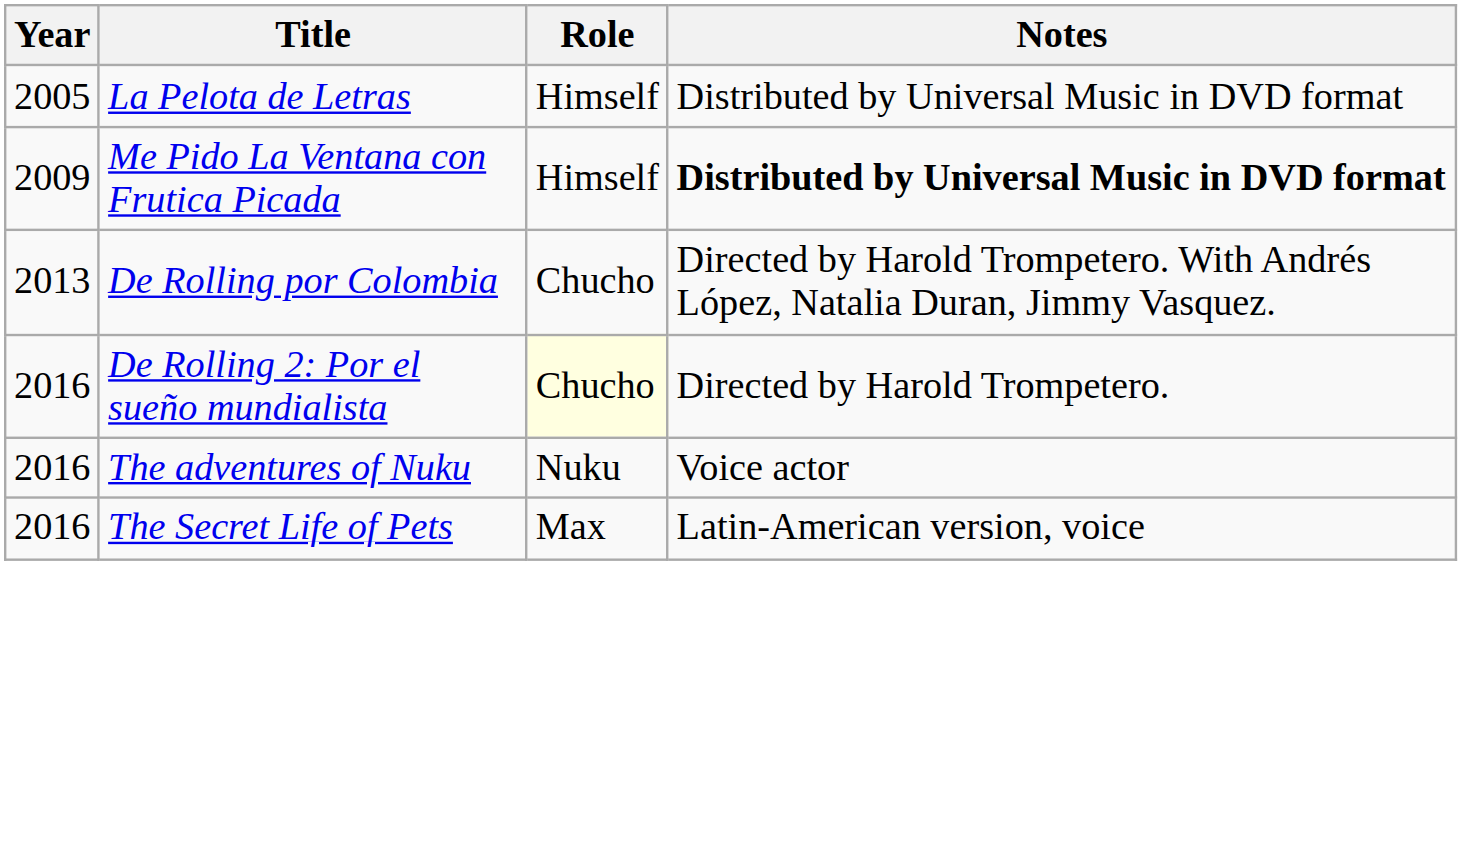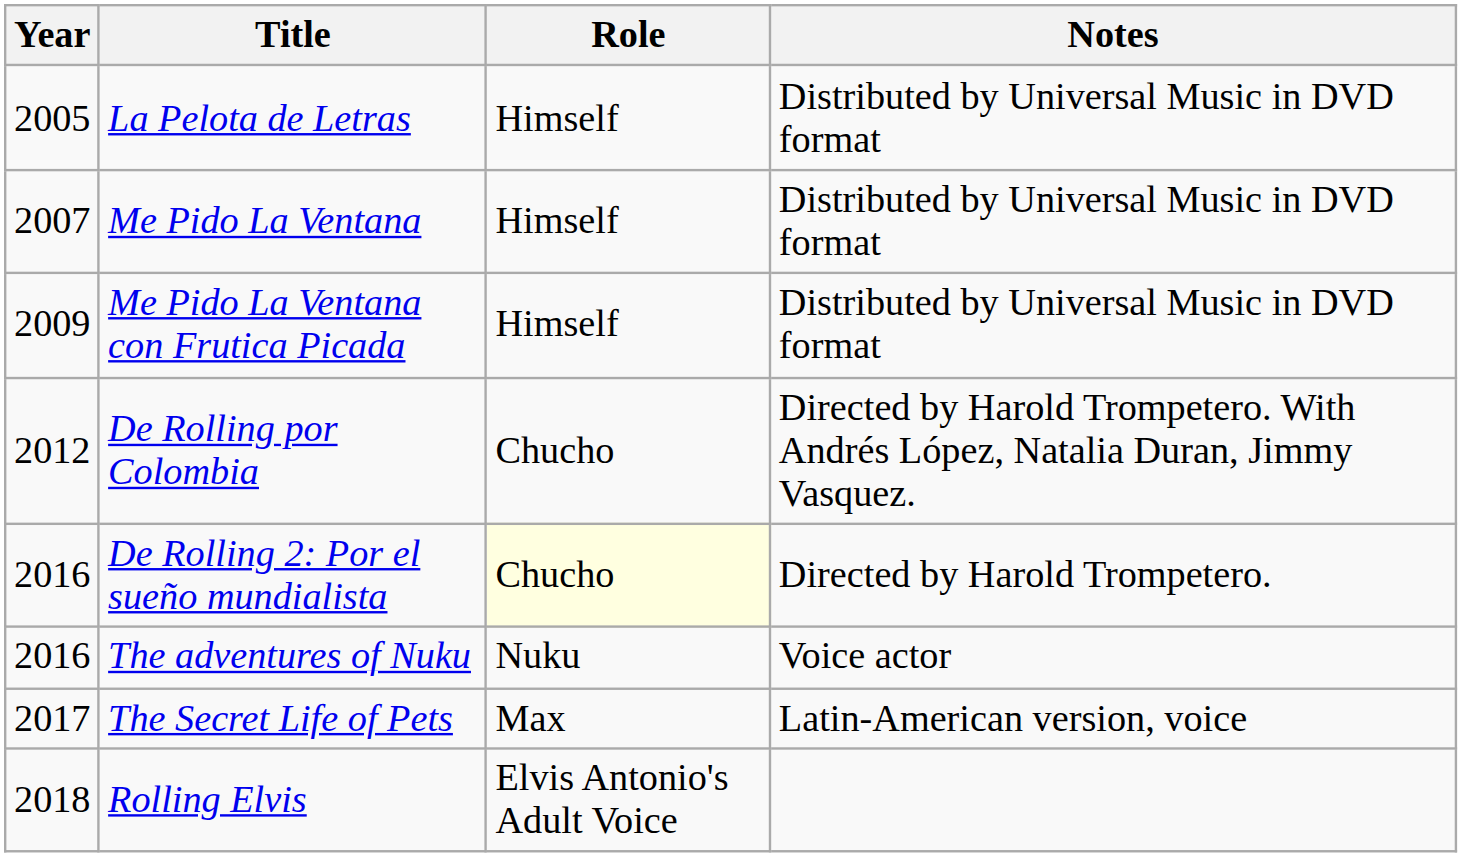+ row: (265, 220)
(1061, 177) bold -> (1086, 324) normal
(52, 281) 2013 -> (52, 449) 2012
(52, 527) 2016 -> (52, 717) 2017
+ row: (207, 799)
